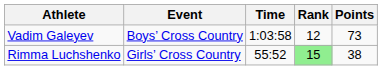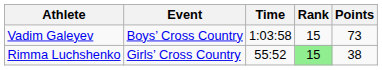(313, 35) 12 -> (313, 35) 15
